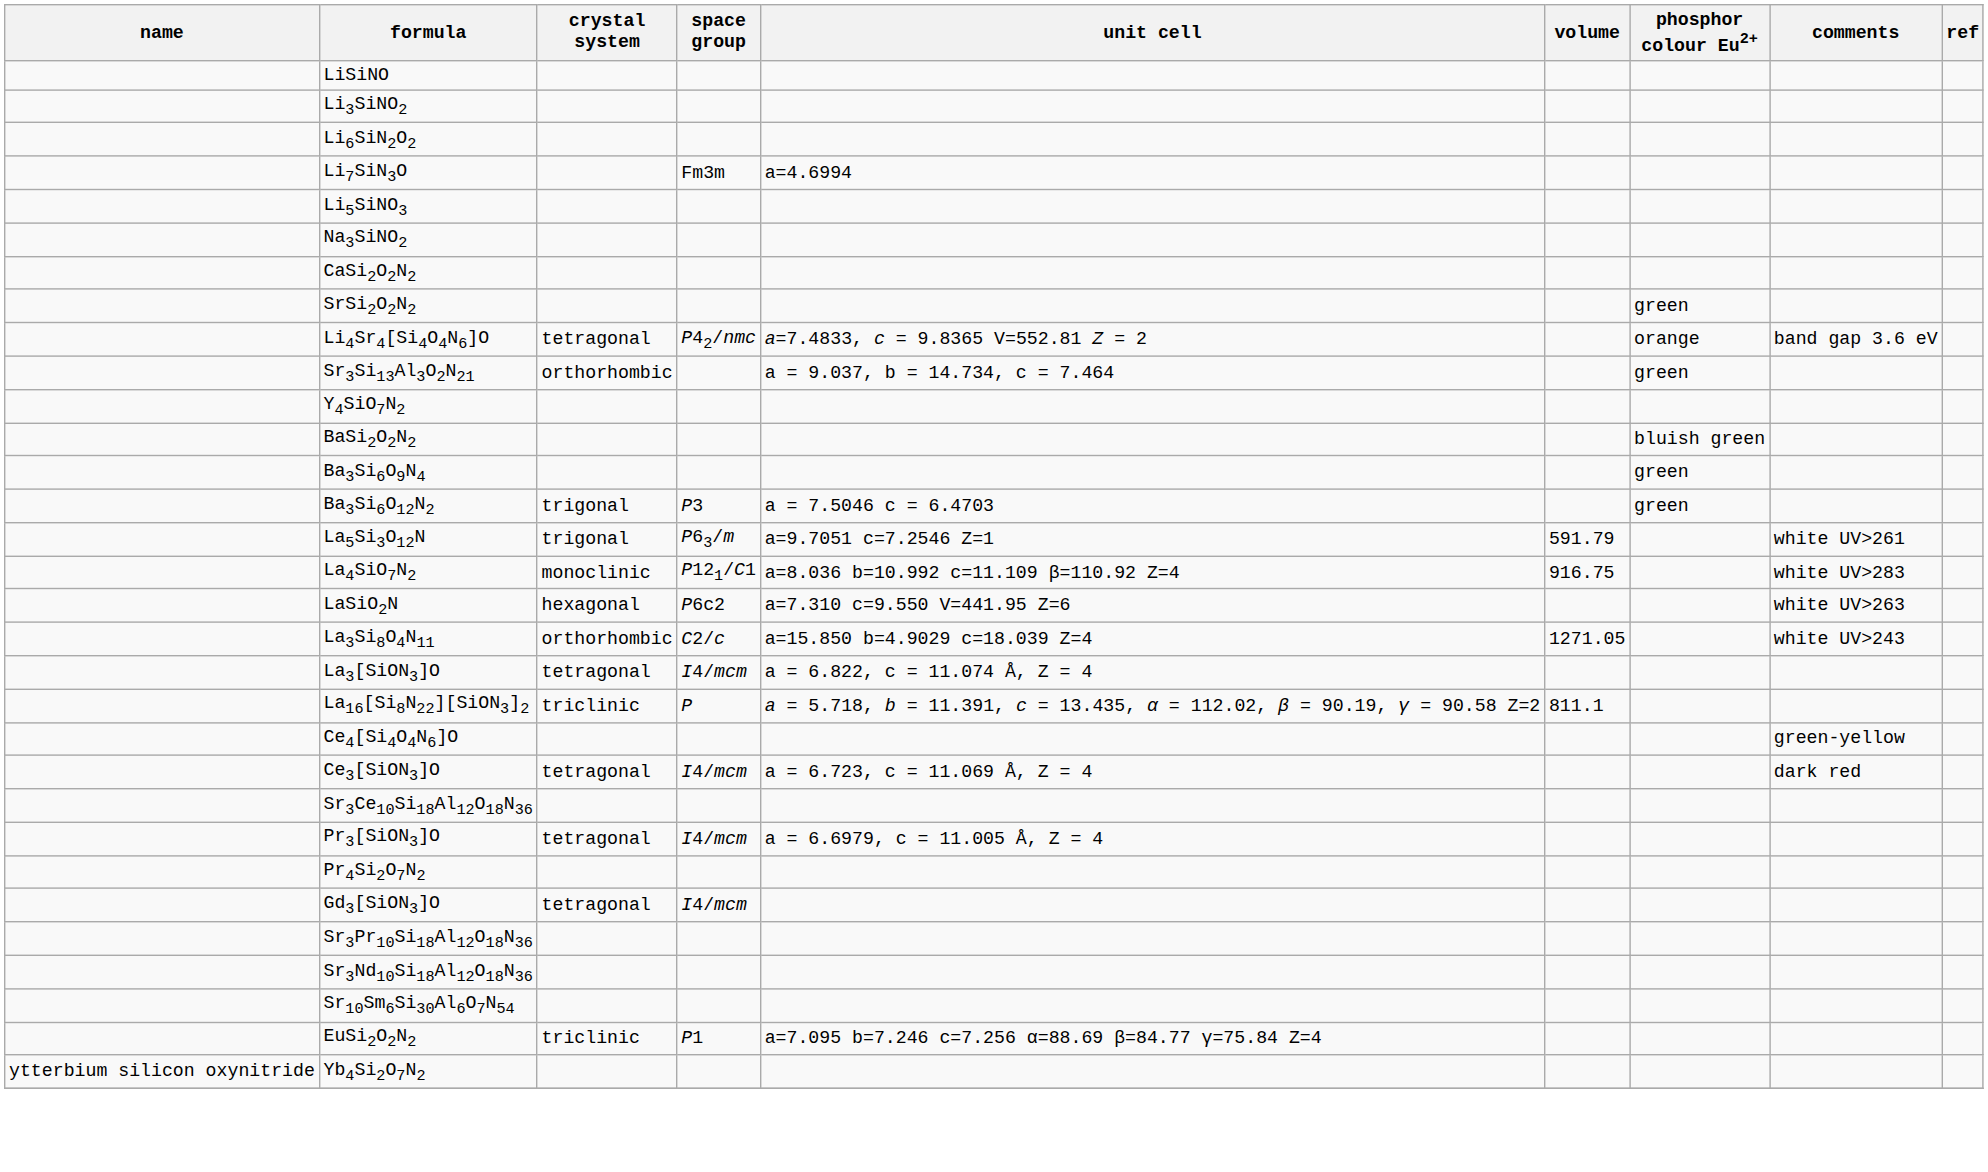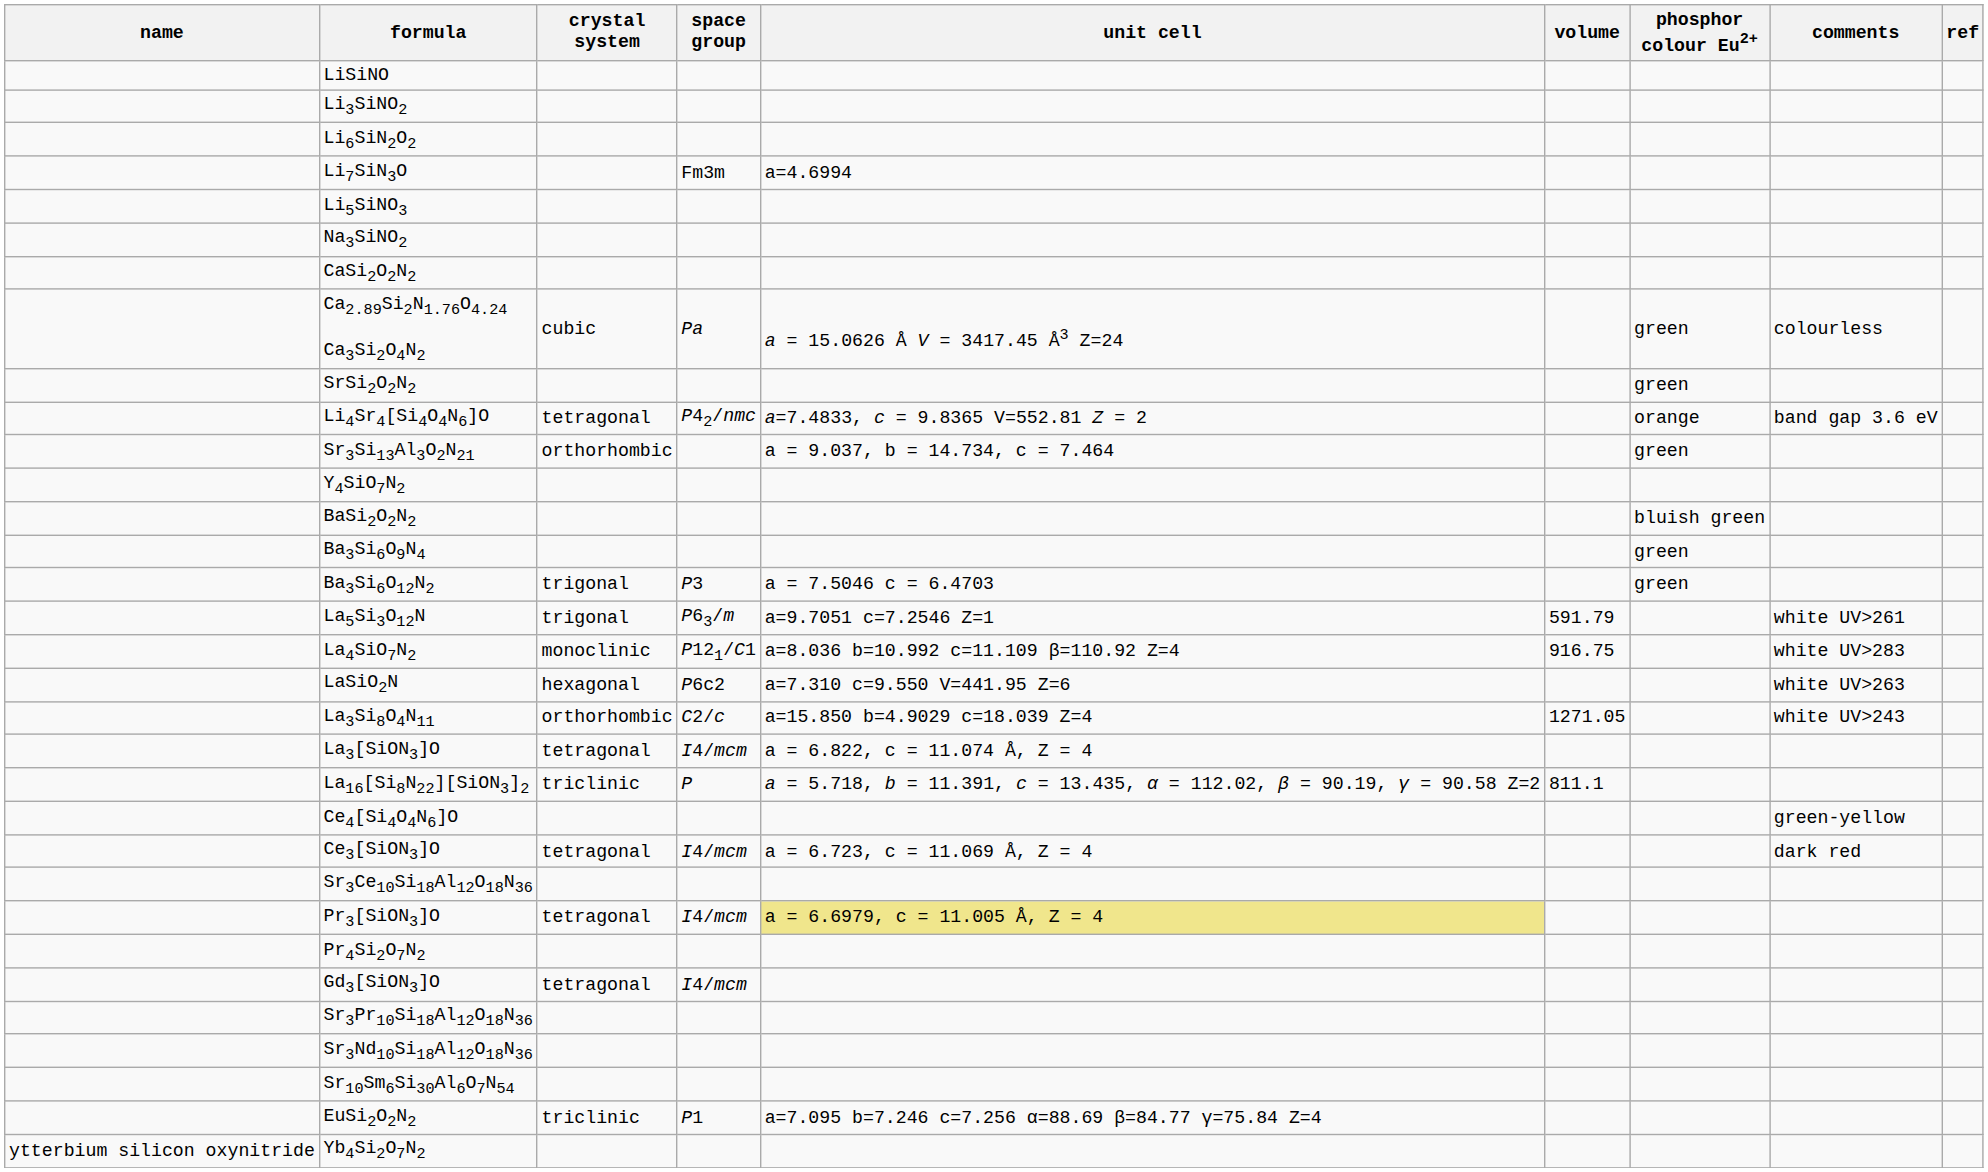+ row: (415, 329)
(934, 839) no background -> (934, 918) khaki background
